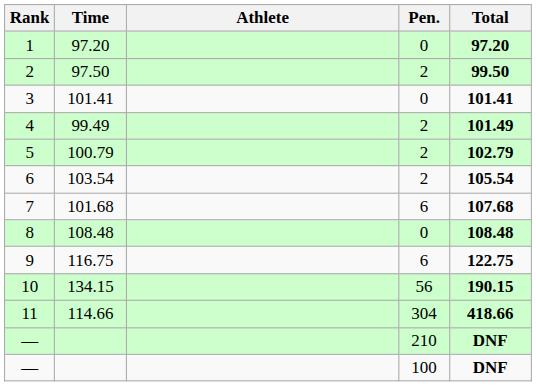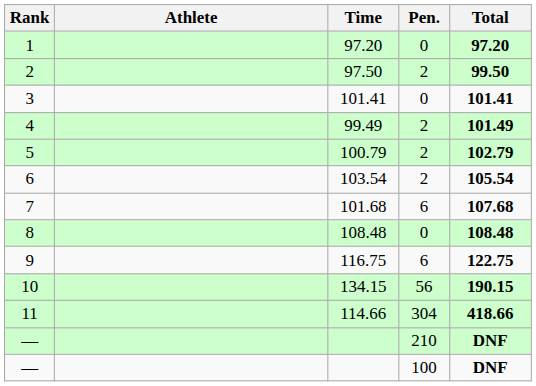columns swapped: (263, 17) <-> (90, 17)
